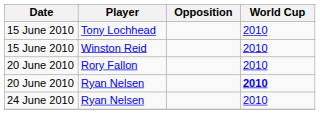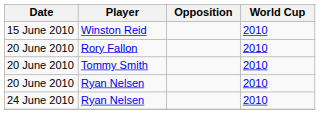- row: (40, 30)
+ row: (40, 65)
(255, 83) bold -> (255, 83) normal
